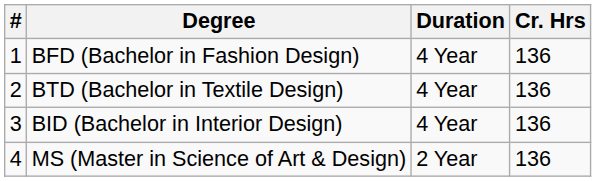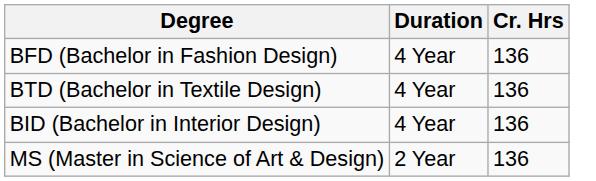- column: (16, 21)
